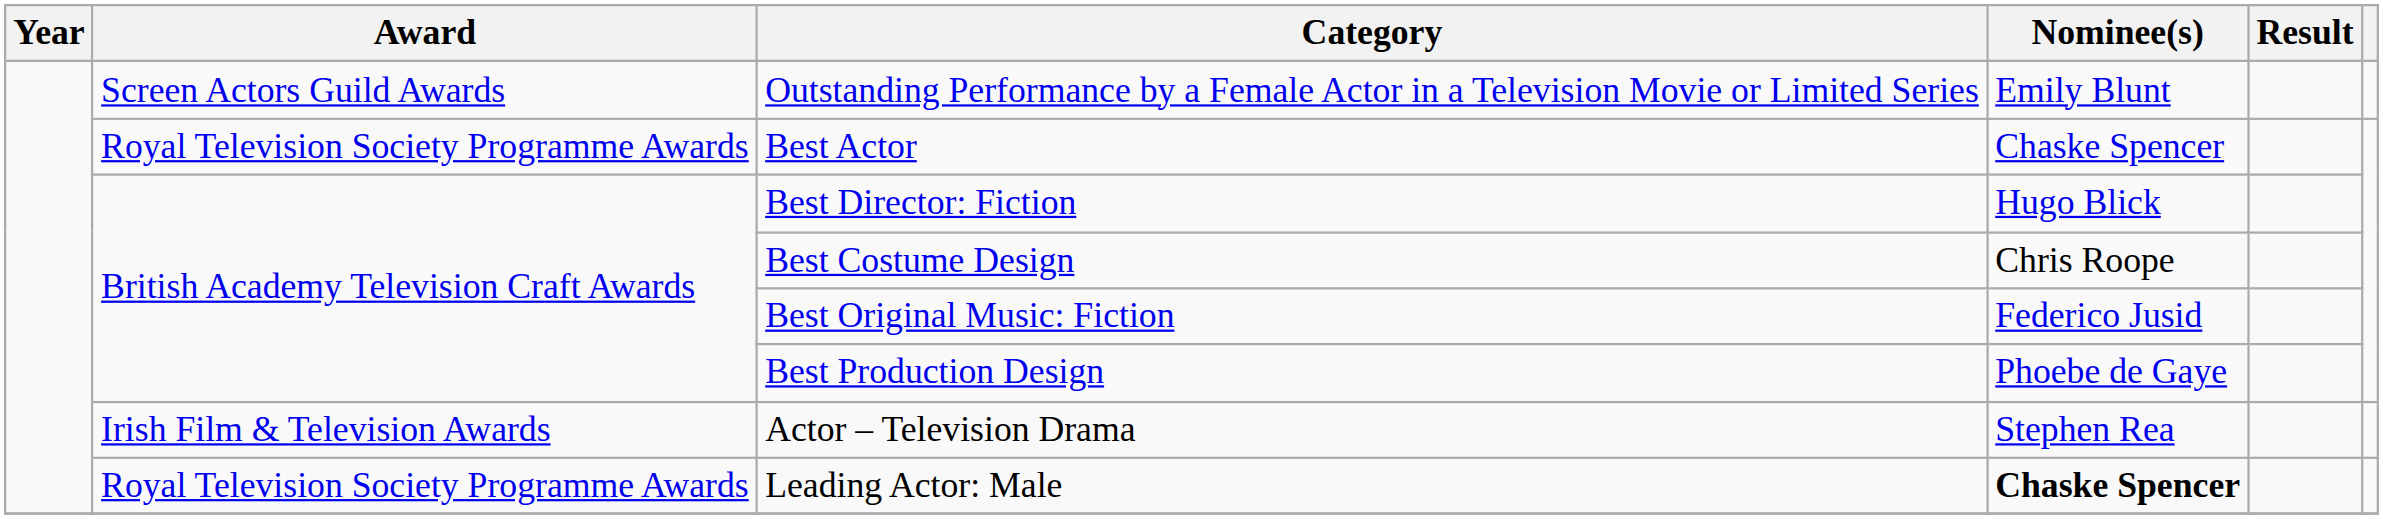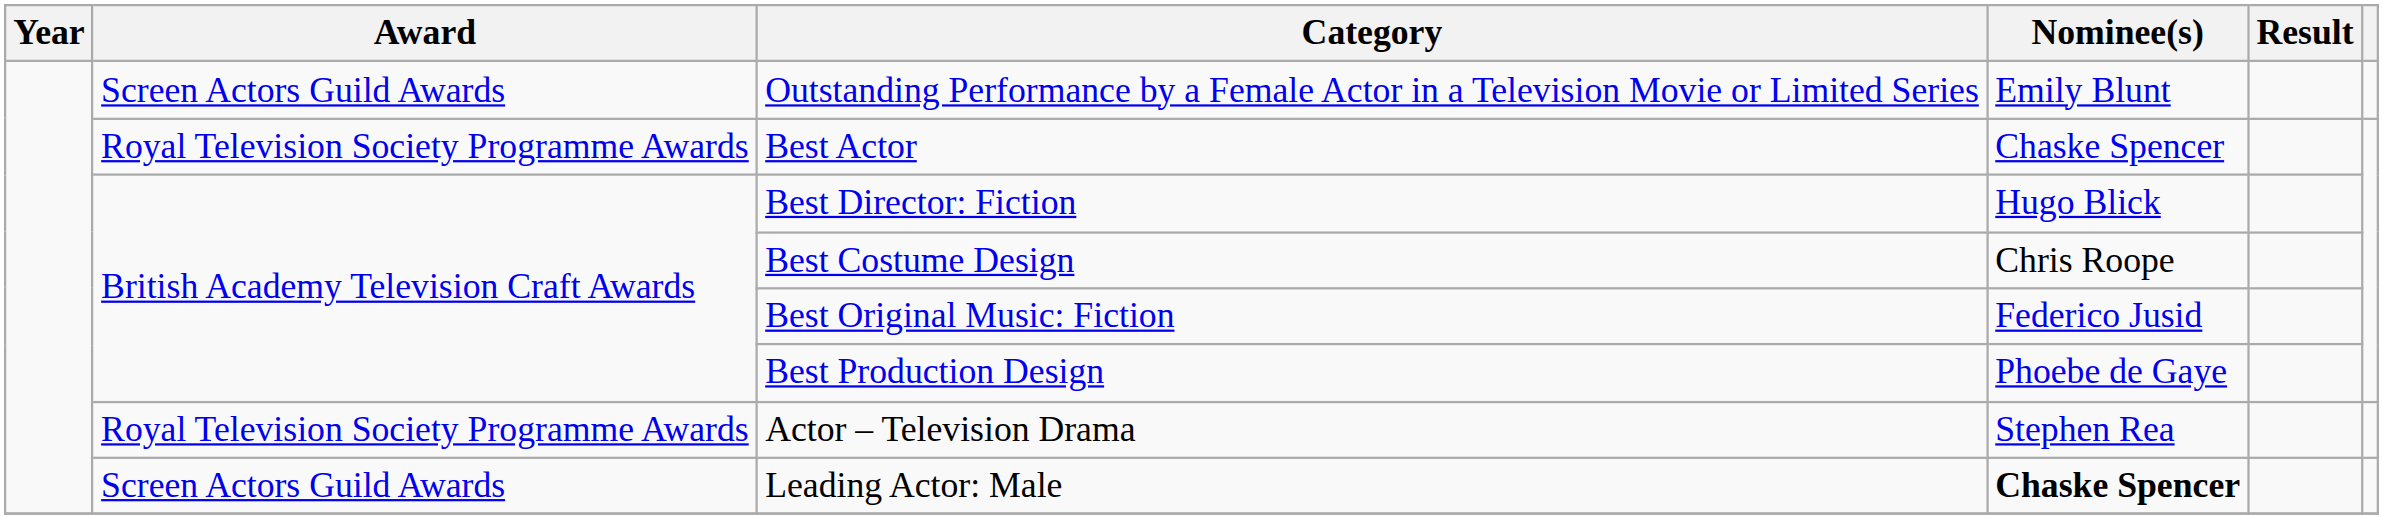(326, 428) Irish Film & Television Awards -> (425, 428) Royal Television Society Programme Awards
(425, 485) Royal Television Society Programme Awards -> (303, 485) Screen Actors Guild Awards
